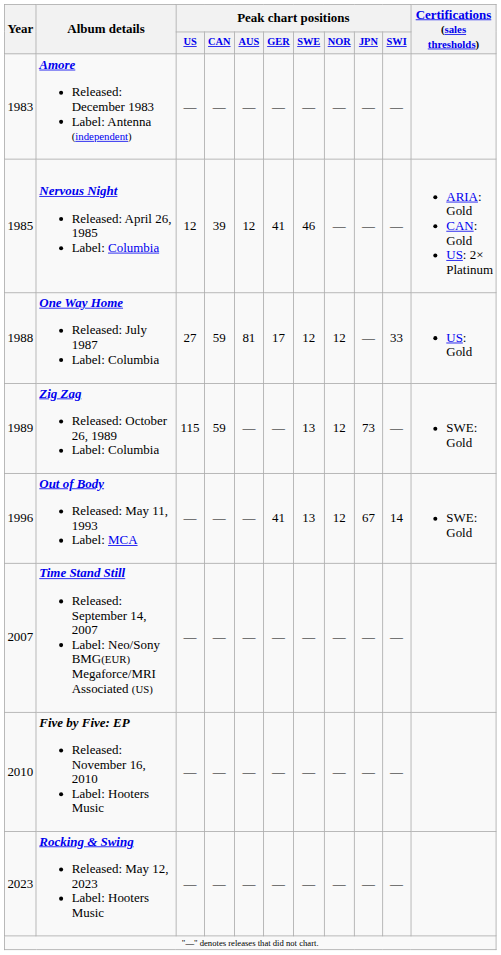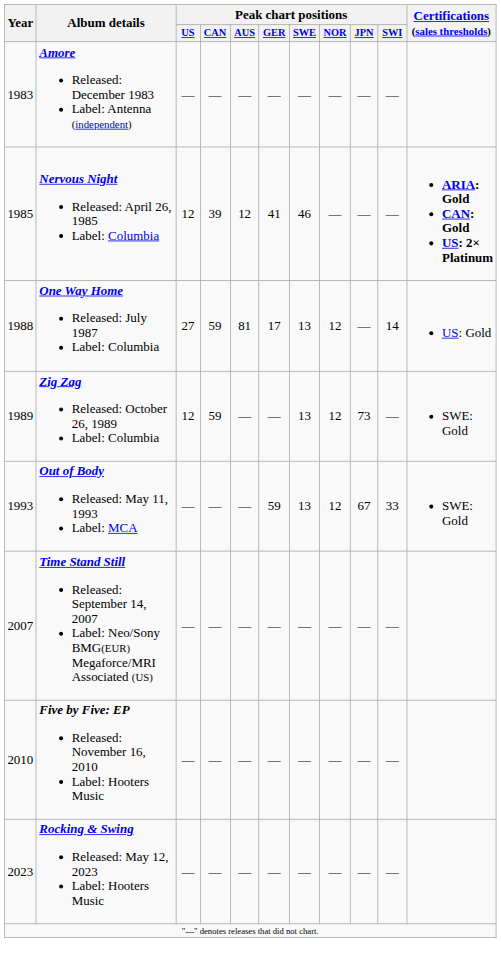(453, 233) normal -> (451, 221) bold
(309, 338) 12 -> (304, 325) 13
(397, 338) 33 -> (392, 325) 14
(190, 428) 115 -> (188, 416) 12
(20, 518) 1996 -> (20, 506) 1993
(278, 518) 41 -> (274, 506) 59
(397, 518) 14 -> (392, 506) 33
